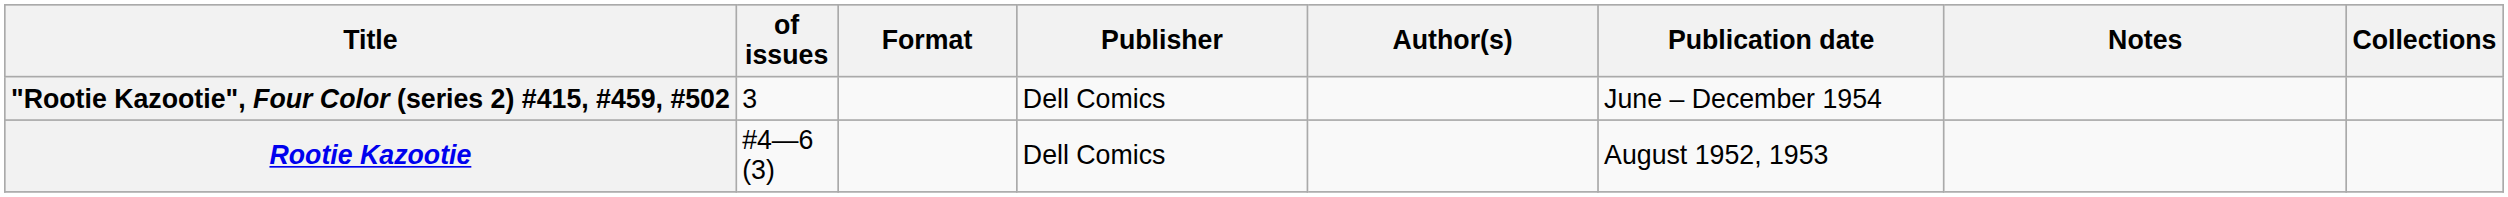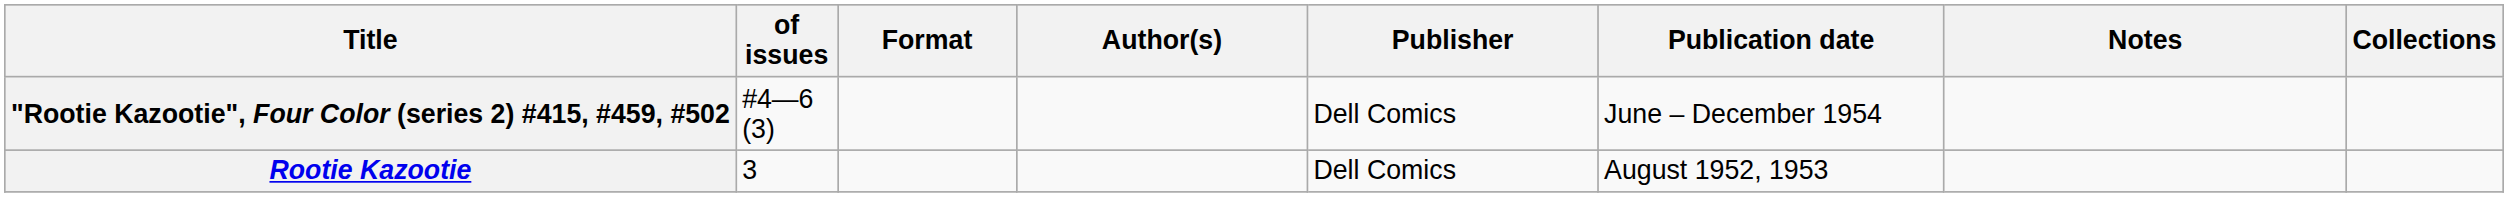columns swapped: (1453, 40) <-> (1162, 40)
(750, 98) 3 -> (778, 113) #4—6 (3)
(778, 155) #4—6 (3) -> (750, 170) 3
